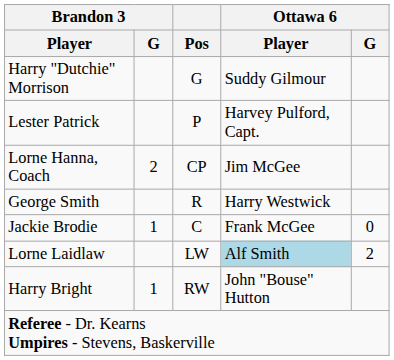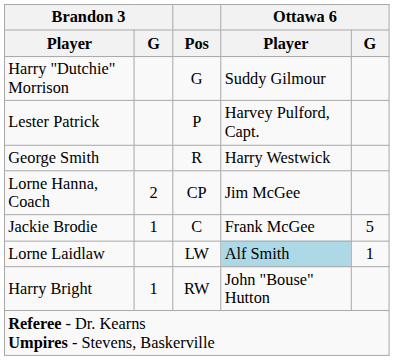rows swapped: (53, 166) <-> (54, 201)
(370, 227) 0 -> (370, 227) 5
(370, 253) 2 -> (370, 253) 1
